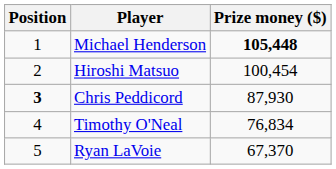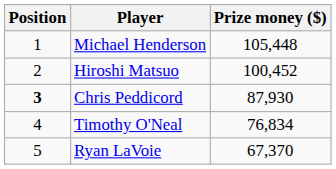(270, 44) bold -> (270, 44) normal
(270, 71) 100,454 -> (270, 71) 100,452
